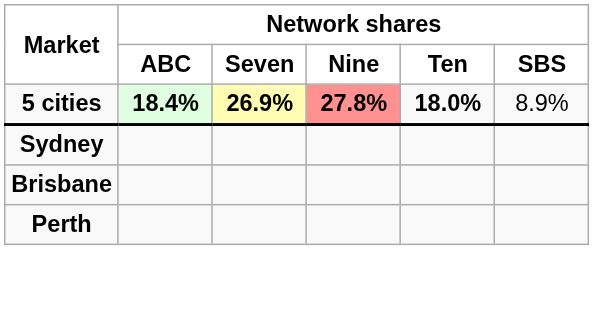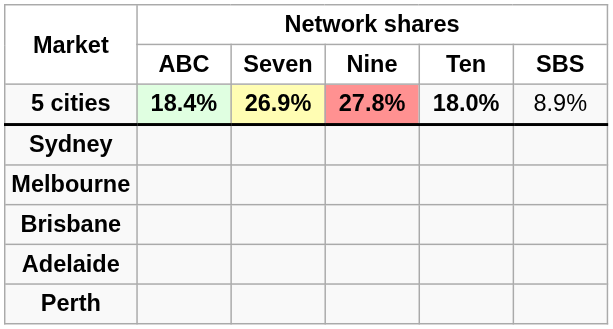+ row: (71, 184)
+ row: (71, 263)
